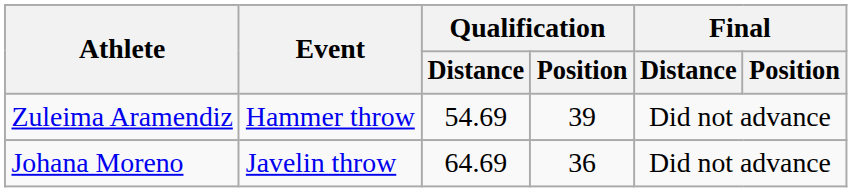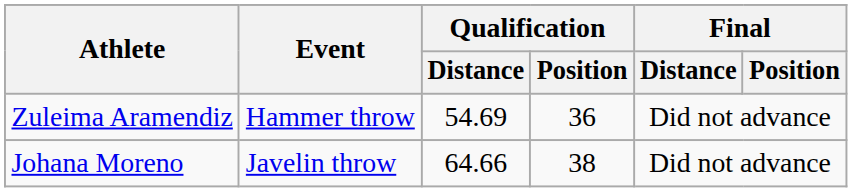(582, 117) 39 -> (582, 117) 36
(476, 162) 64.69 -> (476, 162) 64.66
(582, 162) 36 -> (582, 162) 38
